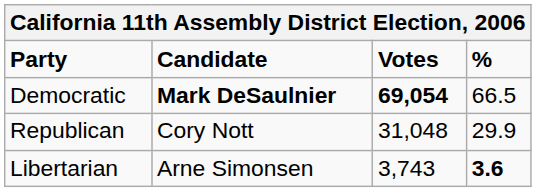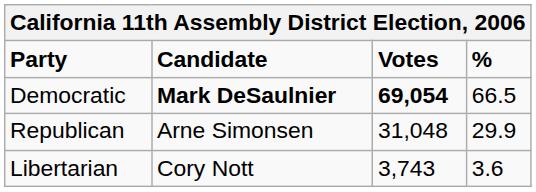(205, 131) Cory Nott -> (235, 131) Arne Simonsen
(235, 167) Arne Simonsen -> (205, 167) Cory Nott
(488, 167) bold -> (488, 167) normal
